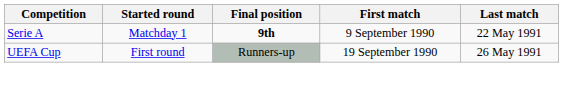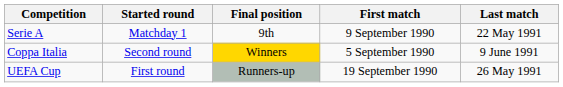(266, 33) bold -> (266, 33) normal
+ row: (37, 52)
